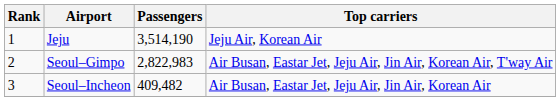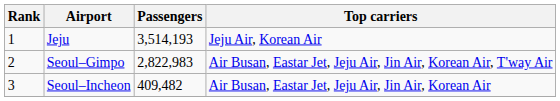(165, 39) 3,514,190 -> (165, 39) 3,514,193
